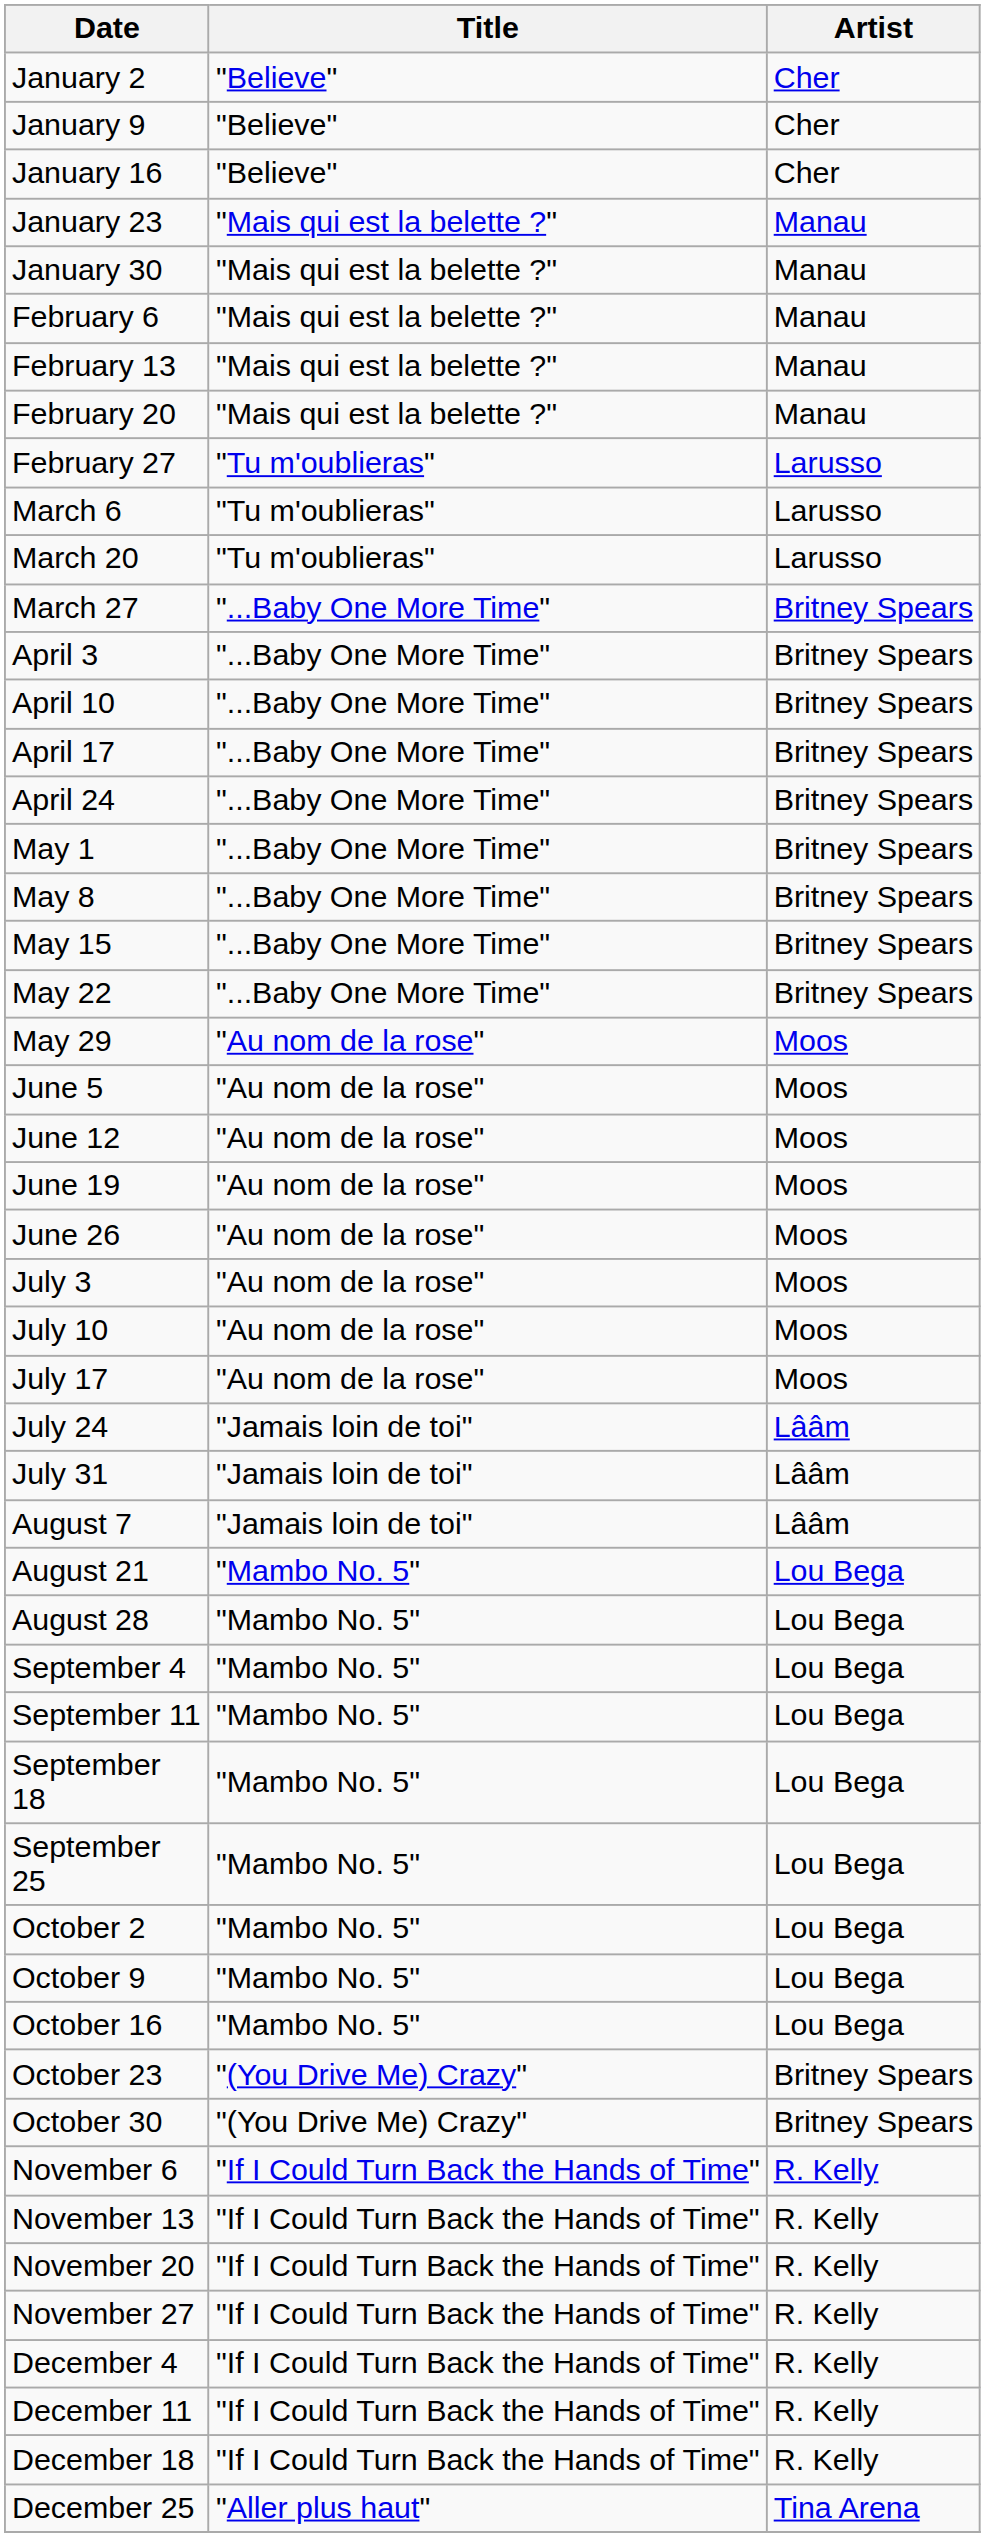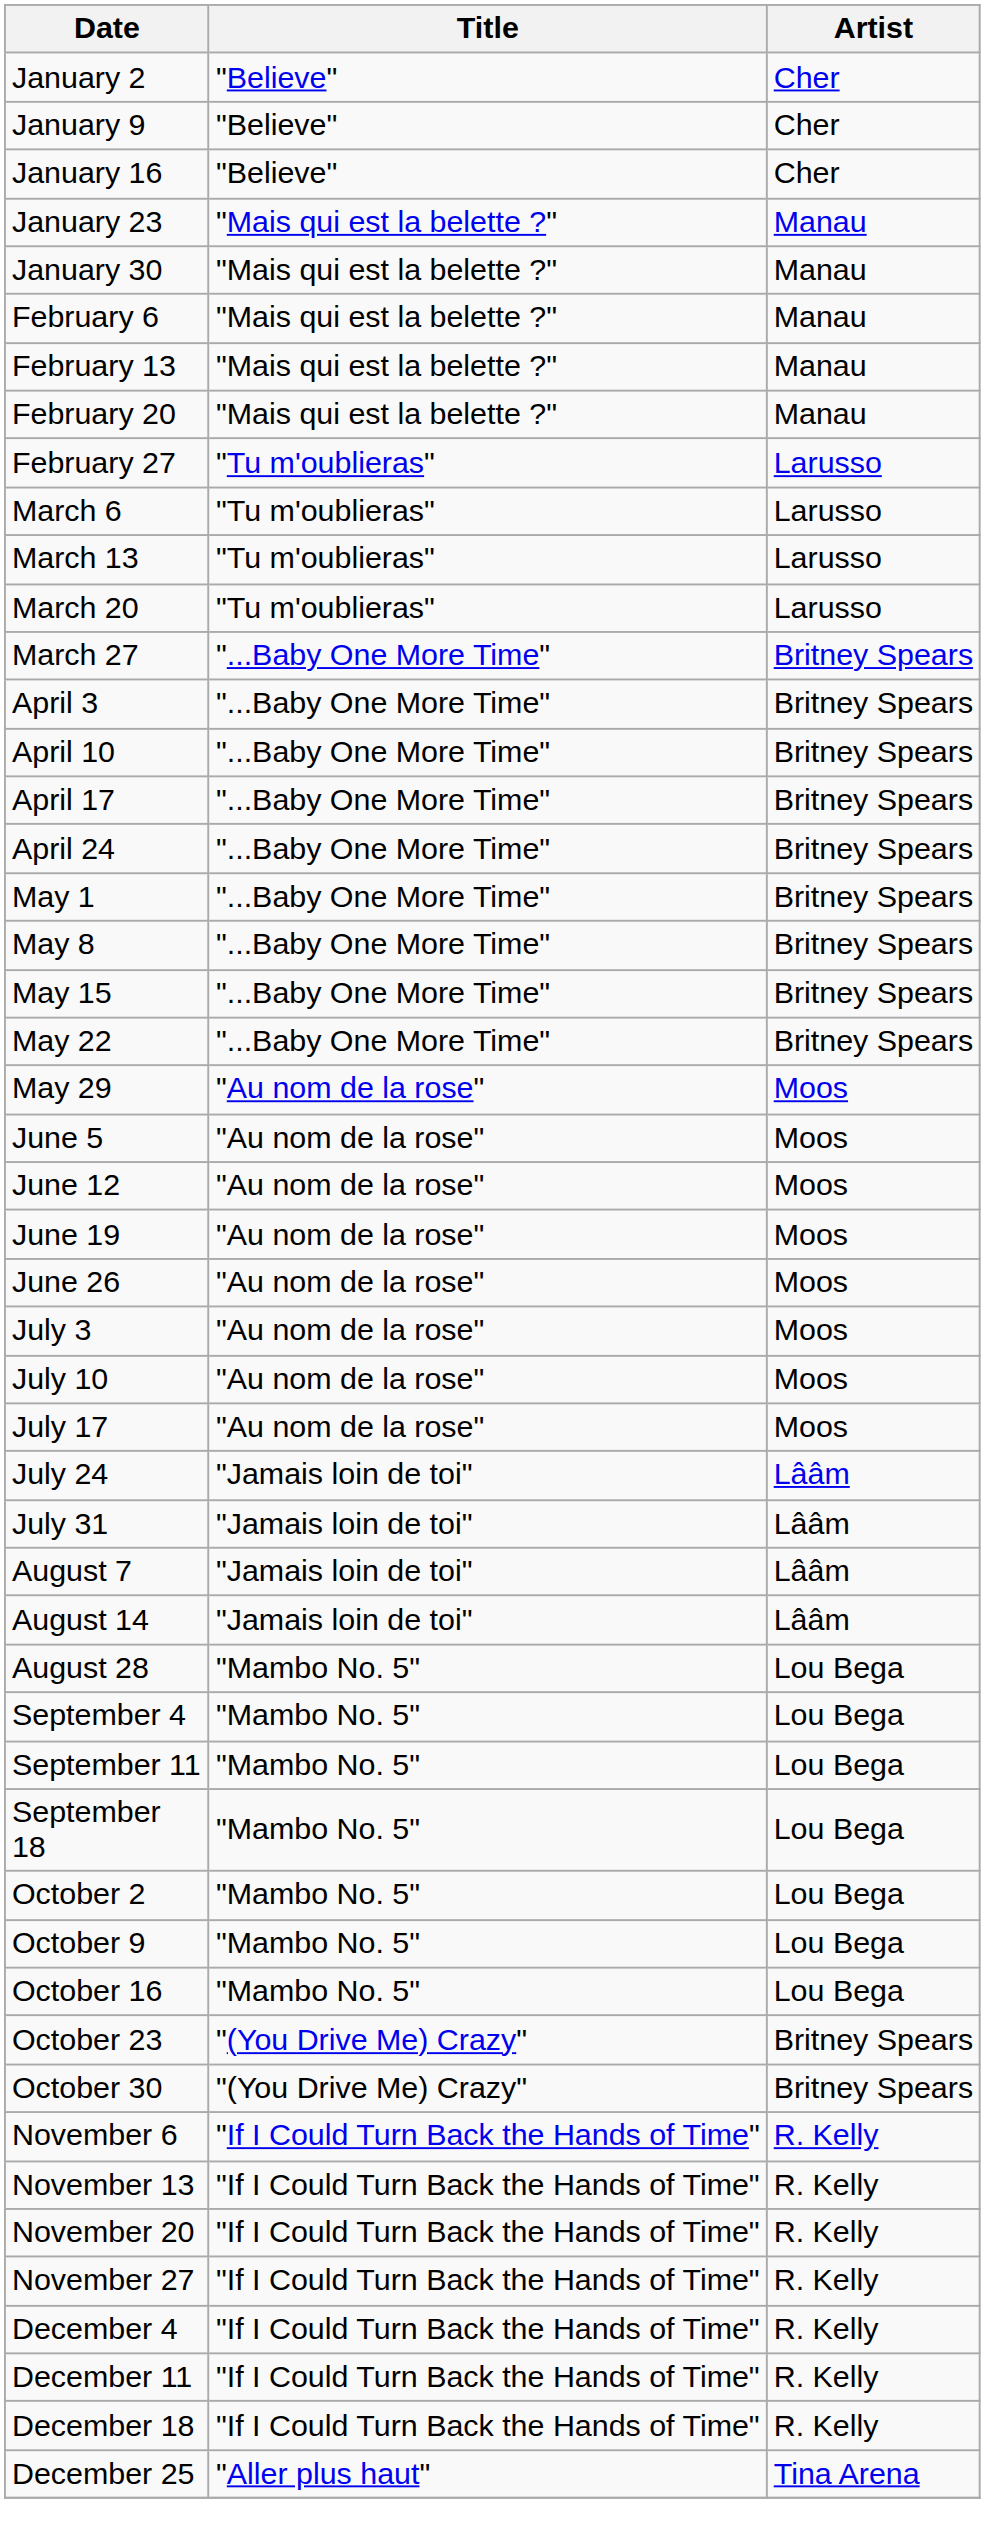+ row: (75, 558)
+ row: (80, 1619)
- row: (80, 1571)
- row: (86, 1863)
